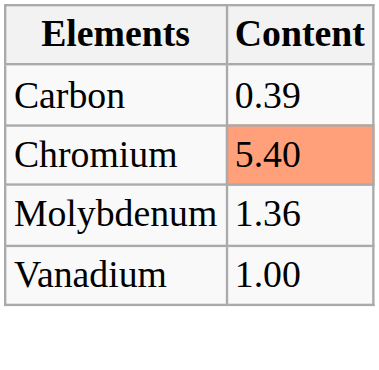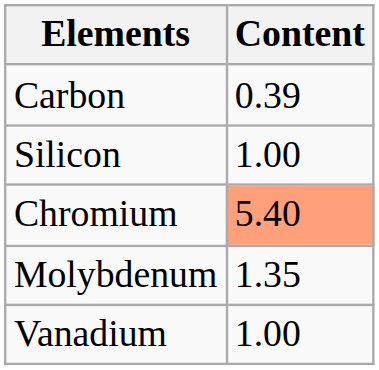+ row: (67, 154)
(268, 214) 1.36 -> (268, 273) 1.35
